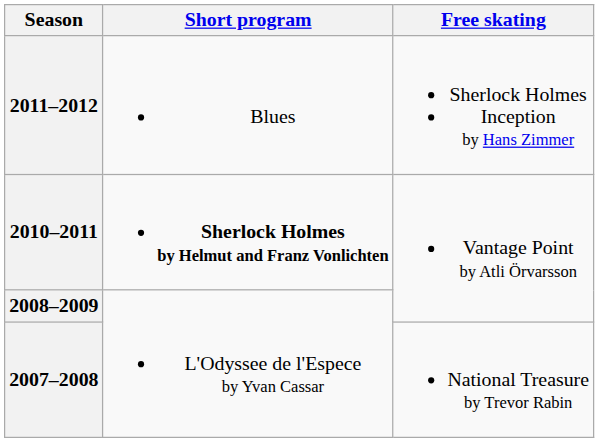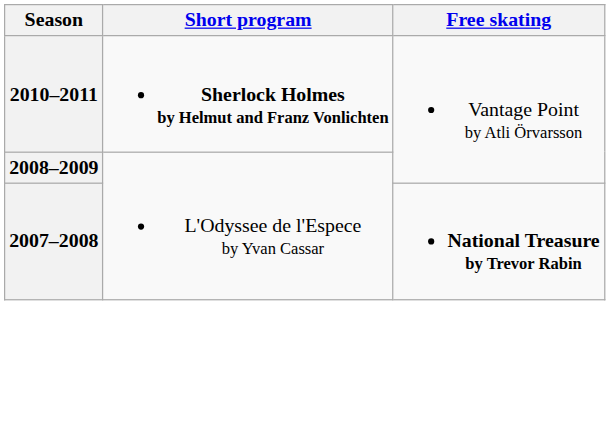- row: (54, 105)
(493, 390) normal -> (499, 252) bold
